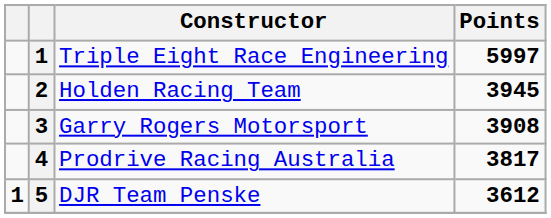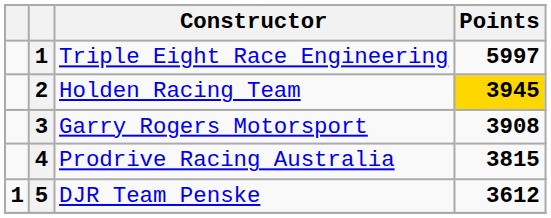(513, 92) no background -> (513, 92) gold background
(513, 161) 3817 -> (513, 161) 3815
